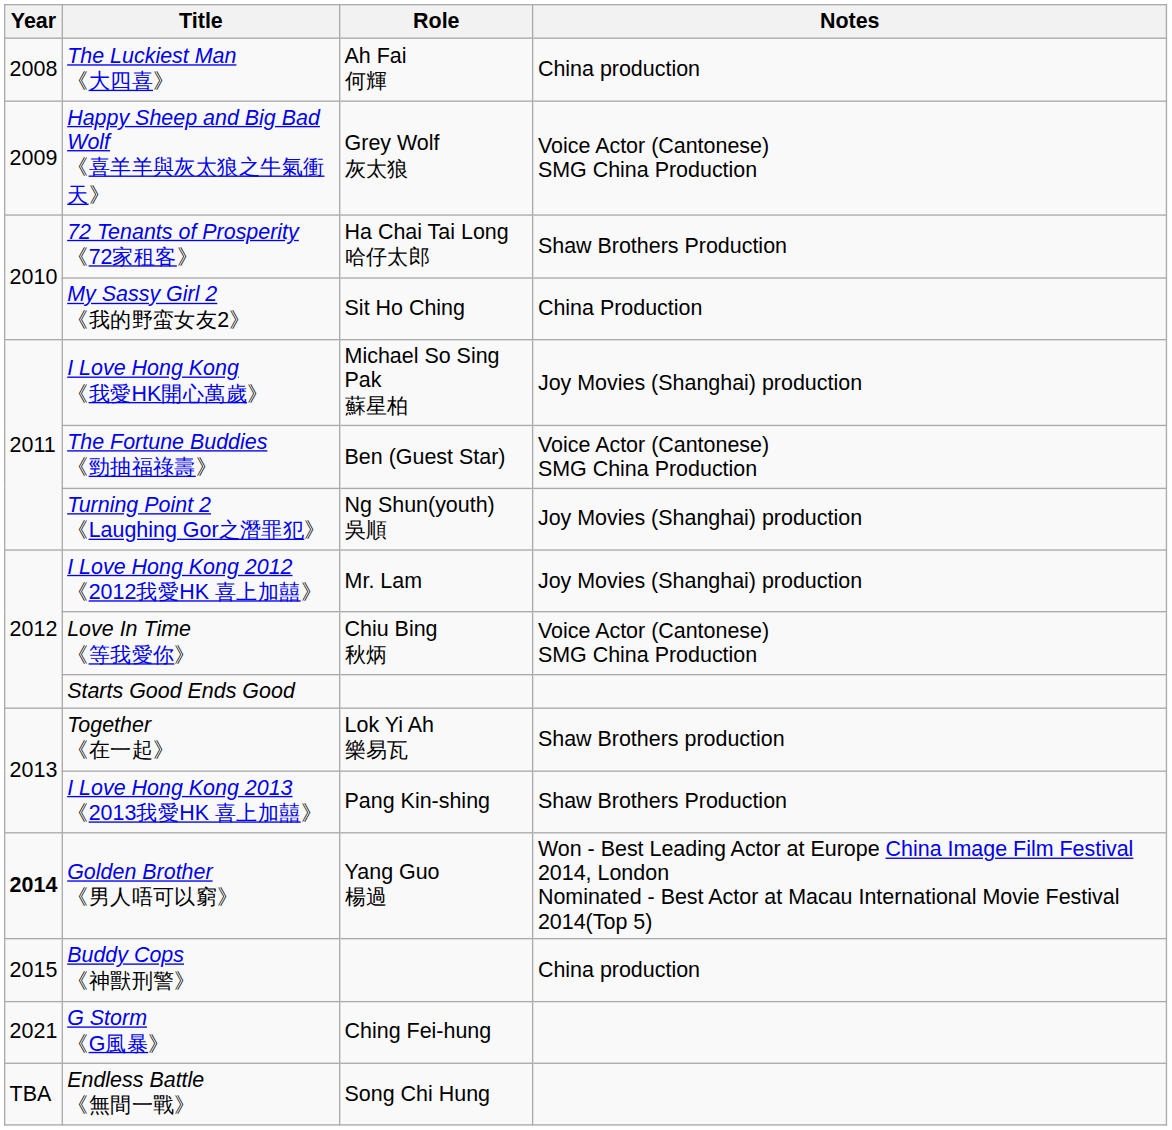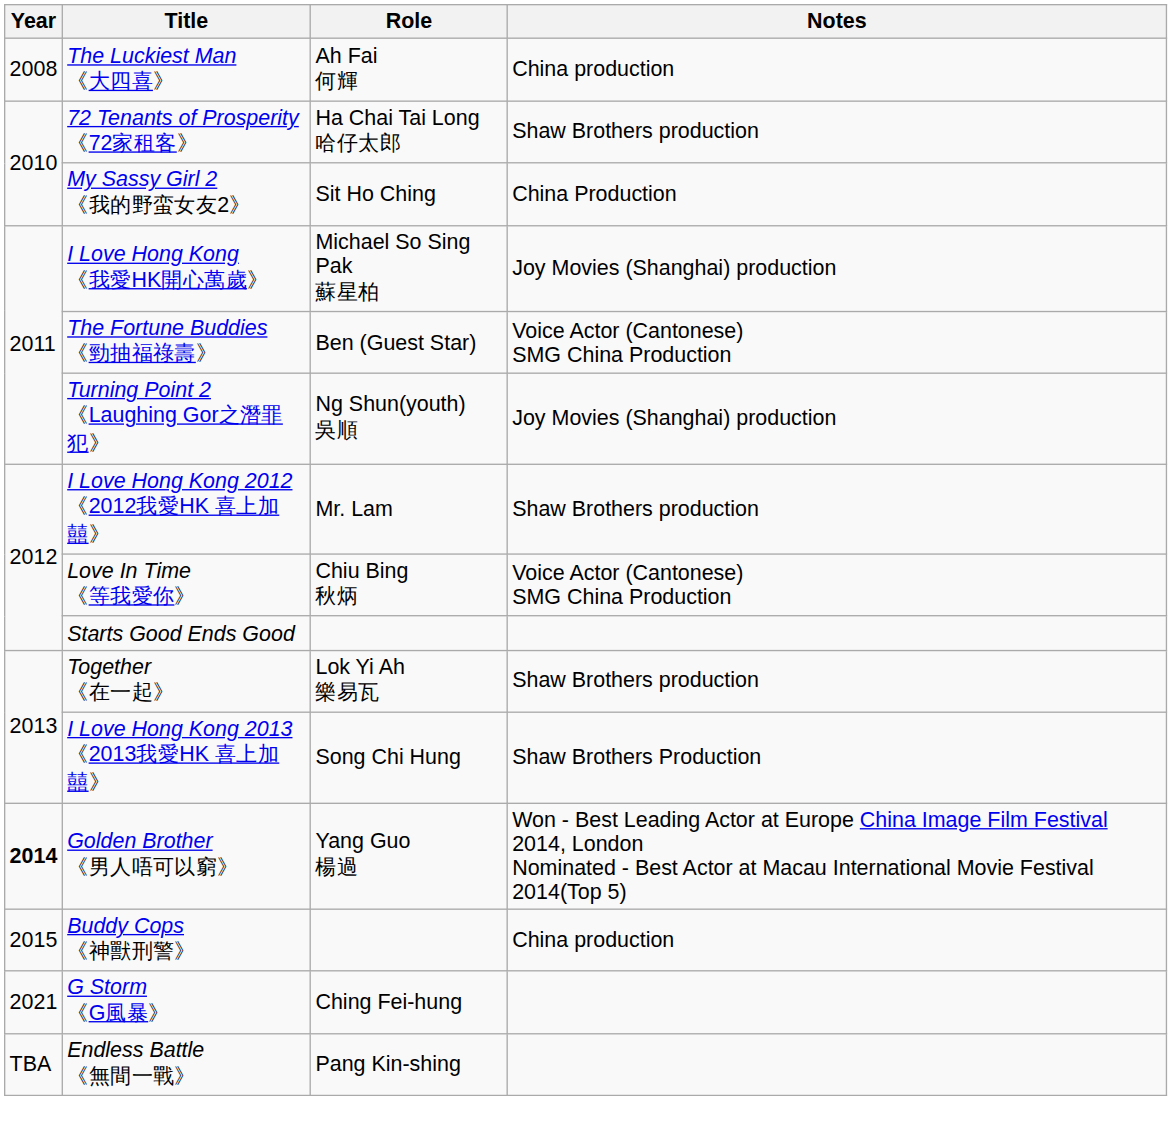- row: (196, 156)
(662, 246) Shaw Brothers Production -> (636, 131) Shaw Brothers production
(700, 580) Joy Movies (Shanghai) production -> (636, 508) Shaw Brothers production
(417, 801) Pang Kin-shing -> (388, 757) Song Chi Hung
(417, 1094) Song Chi Hung -> (388, 1064) Pang Kin-shing
